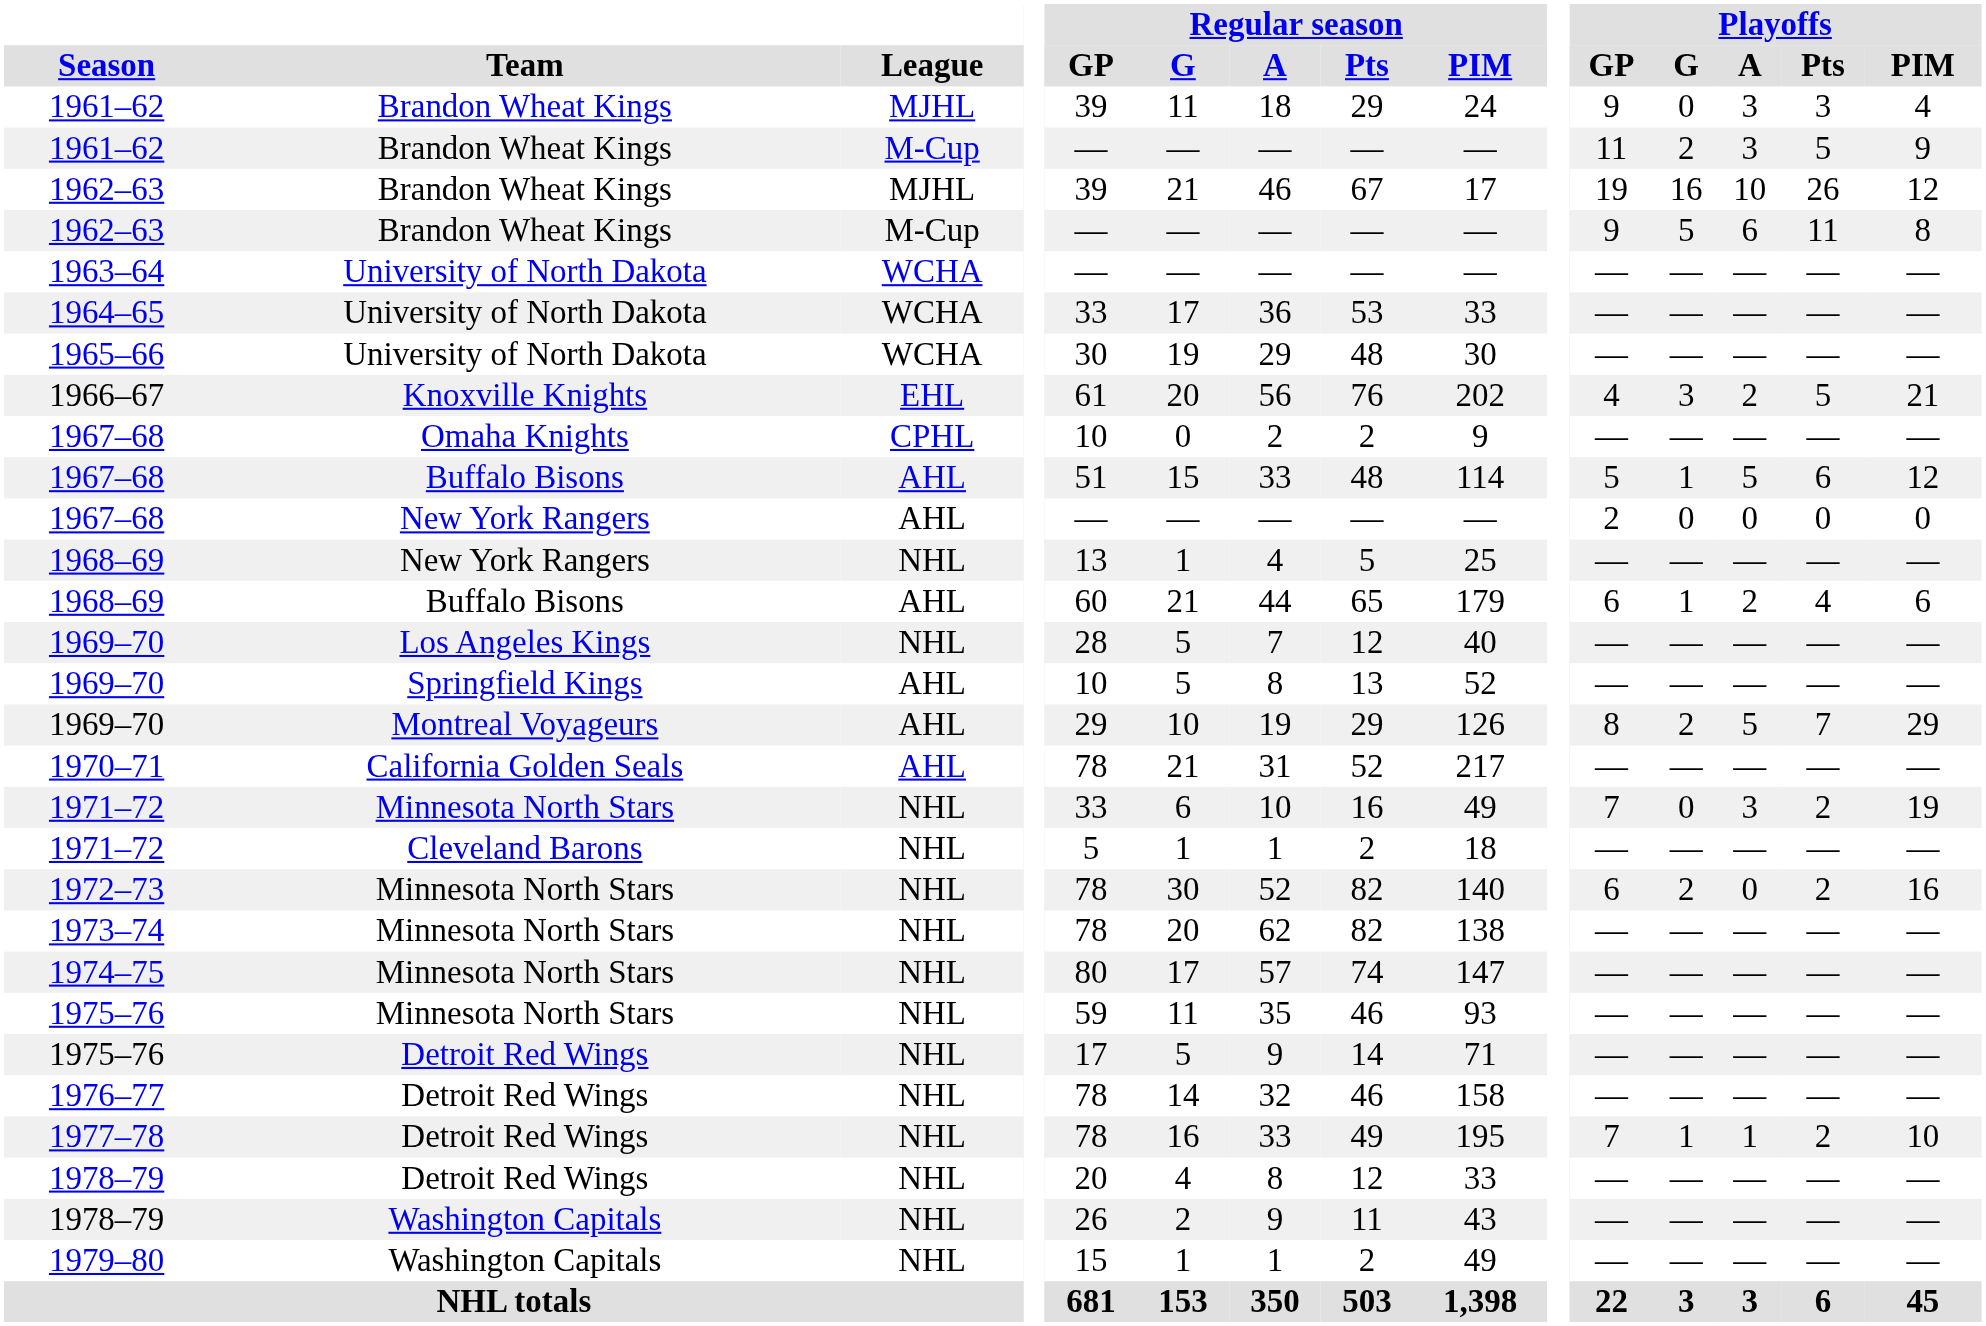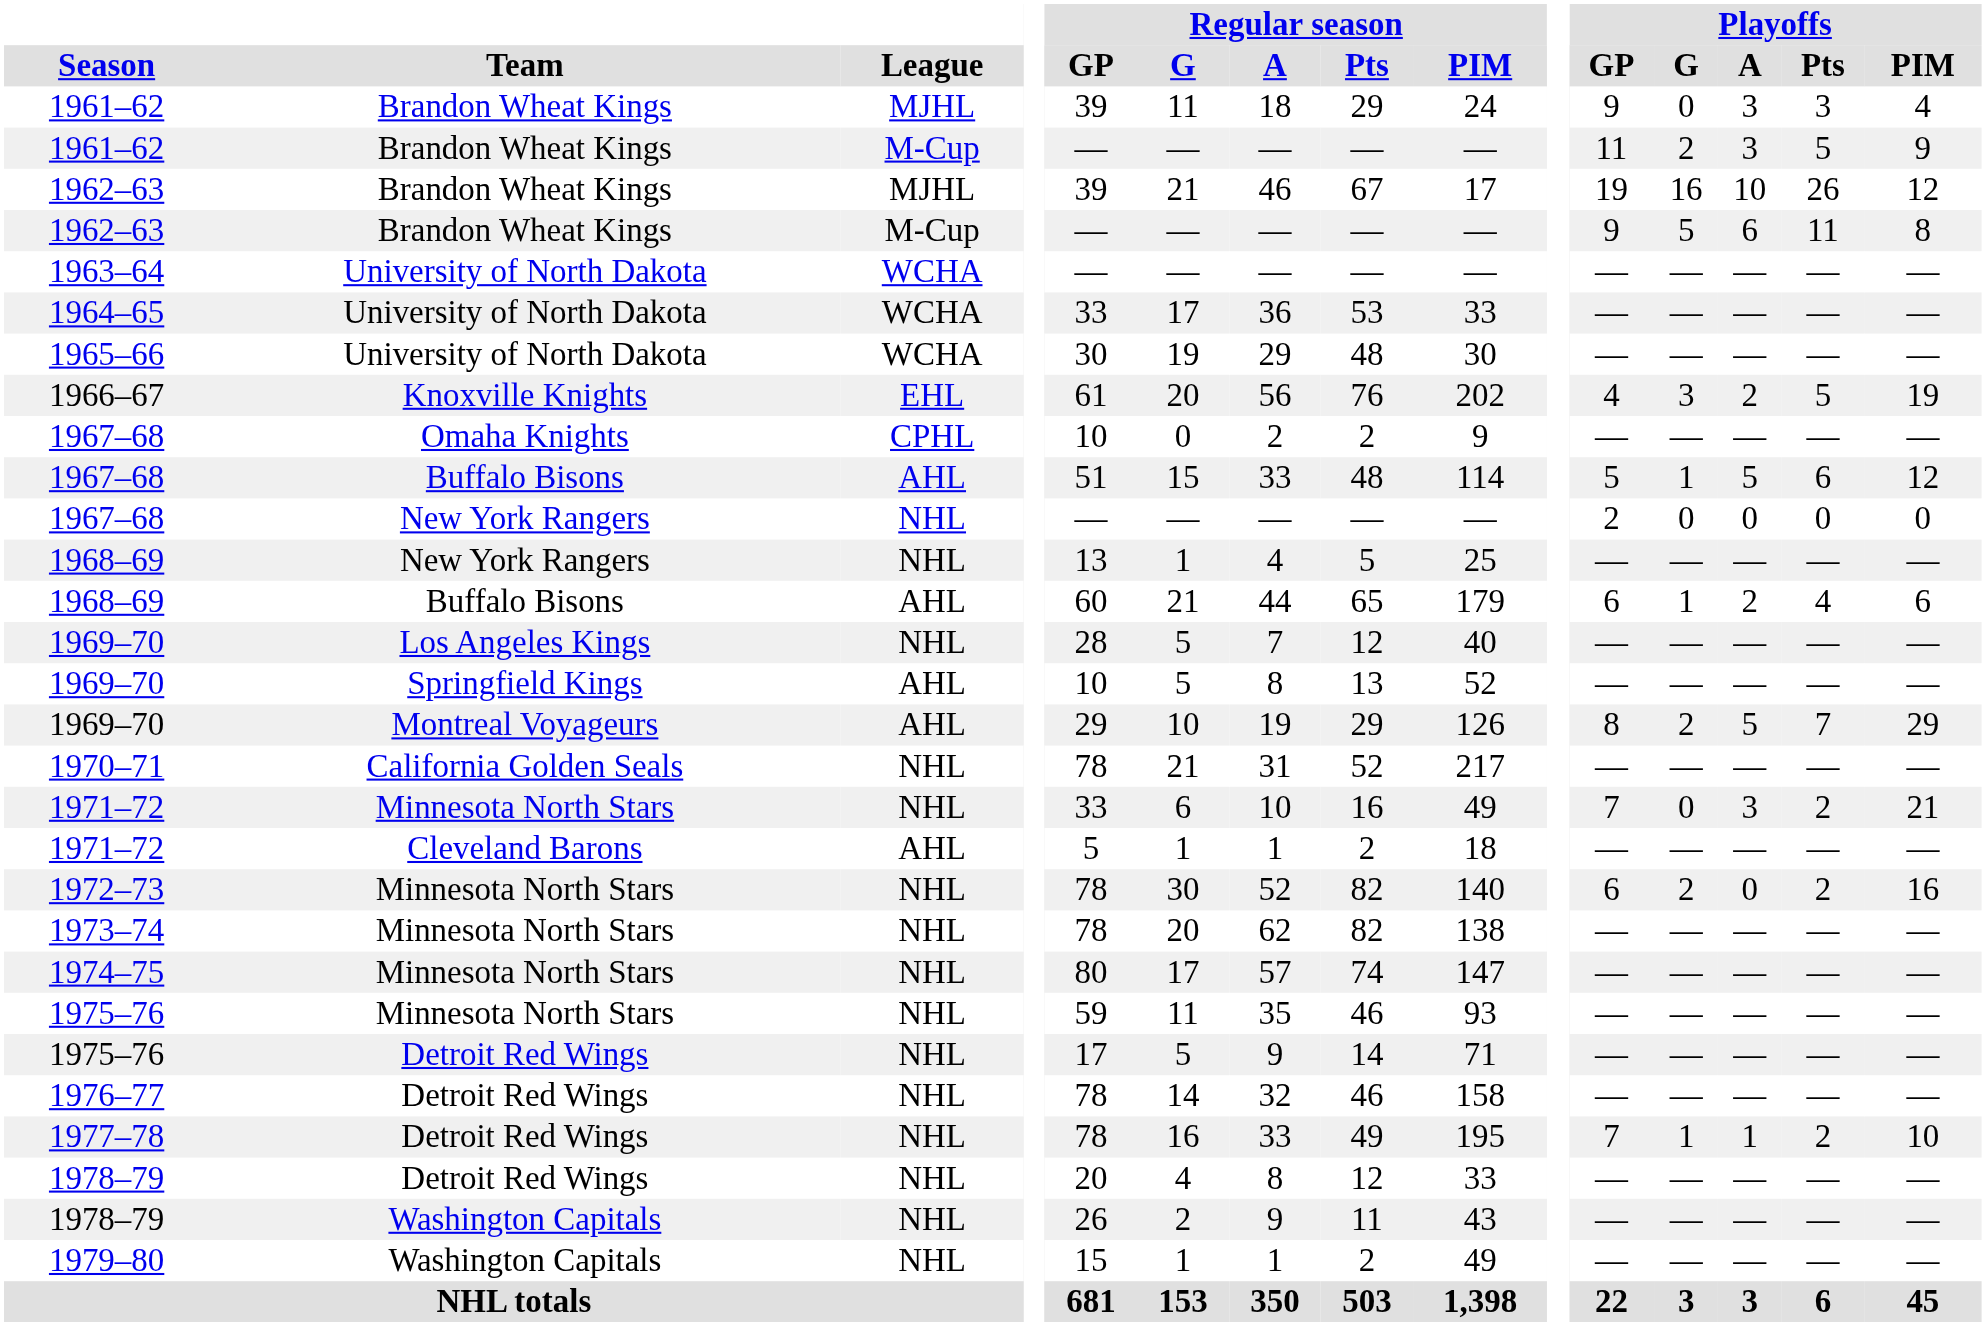(1923, 394) 21 -> (1923, 394) 19
(932, 518) AHL -> (932, 518) NHL
(932, 765) AHL -> (932, 765) NHL
(1923, 806) 19 -> (1923, 806) 21
(932, 848) NHL -> (932, 848) AHL
